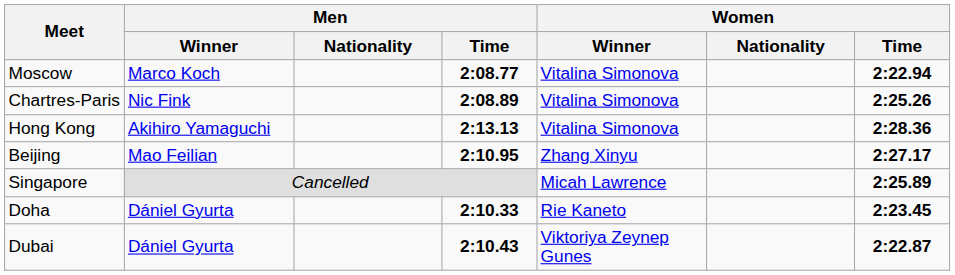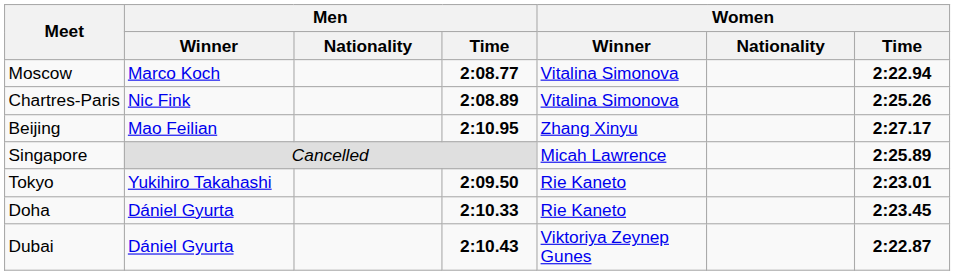- row: (52, 127)
+ row: (31, 182)
